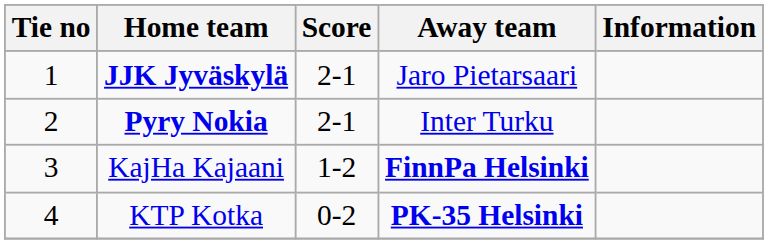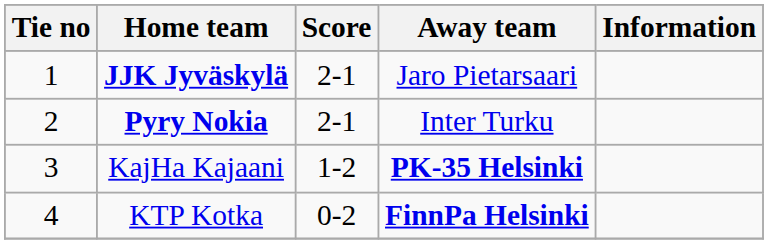(487, 167) FinnPa Helsinki -> (487, 167) PK-35 Helsinki
(487, 214) PK-35 Helsinki -> (487, 214) FinnPa Helsinki
